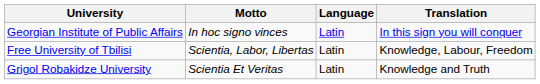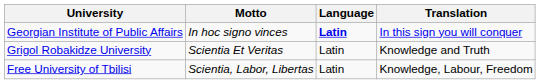(332, 32) normal -> (333, 32) bold
rows swapped: (69, 50) <-> (79, 69)
